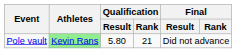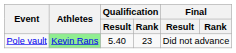(117, 41) 5.80 -> (117, 41) 5.40
(147, 41) 21 -> (147, 41) 23
